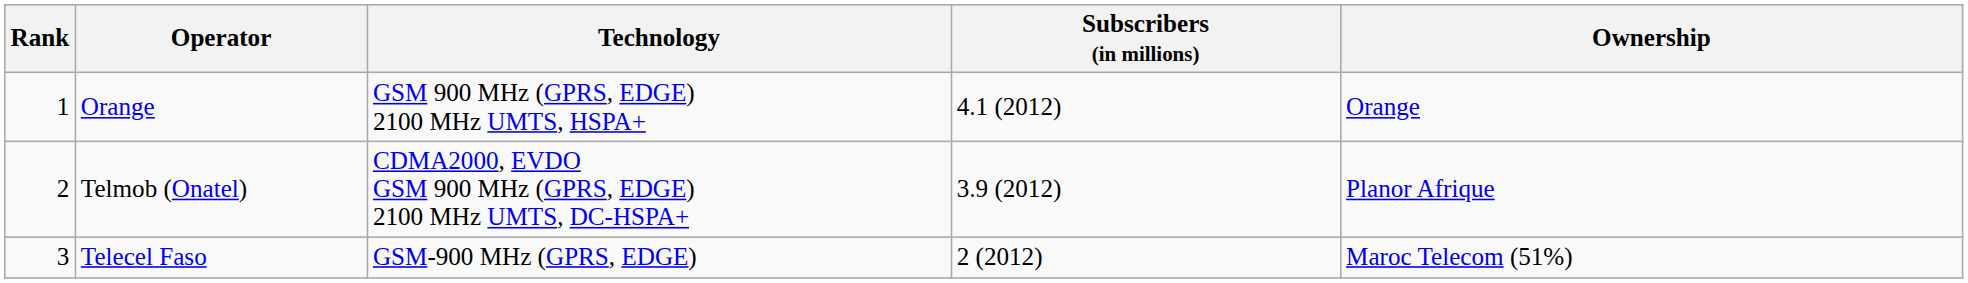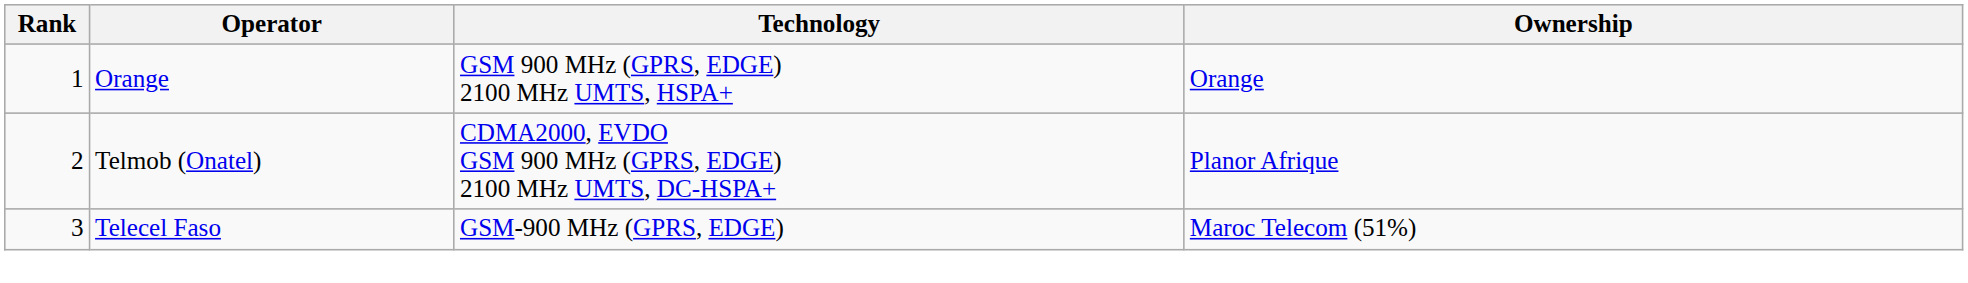- column: (1146, 38)
